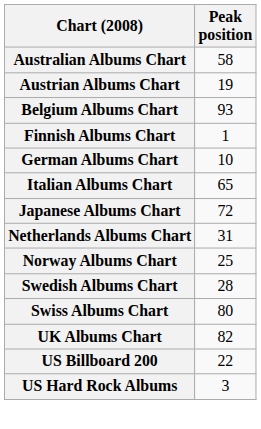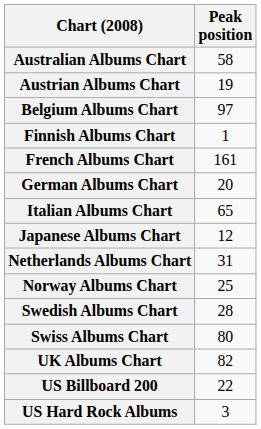(225, 110) 93 -> (225, 110) 97
+ row: (100, 160)
(225, 160) 10 -> (225, 185) 20
(225, 210) 72 -> (225, 235) 12
